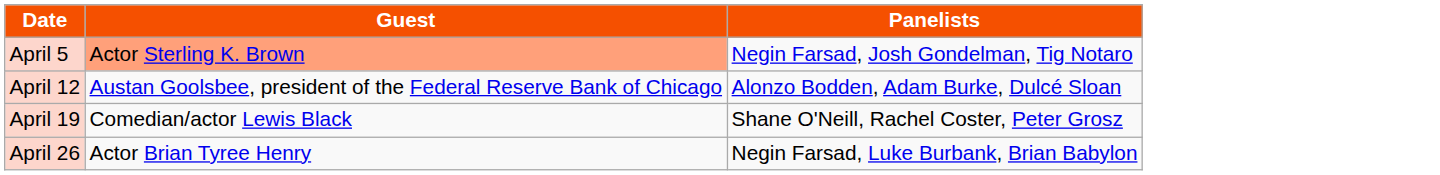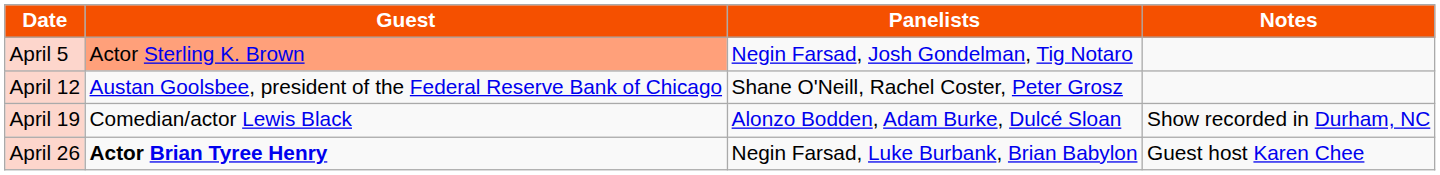+ column: (1289, 20)
(926, 86) Alonzo Bodden, Adam Burke, Dulcé Sloan -> (927, 86) Shane O'Neill, Rachel Coster, Peter Grosz
(927, 119) Shane O'Neill, Rachel Coster, Peter Grosz -> (926, 119) Alonzo Bodden, Adam Burke, Dulcé Sloan
(200, 152) normal -> (208, 152) bold
